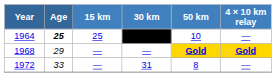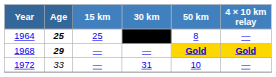(196, 36) 10 -> (196, 36) 8
(59, 51) normal -> (59, 51) bold
(196, 65) 8 -> (196, 65) 10
